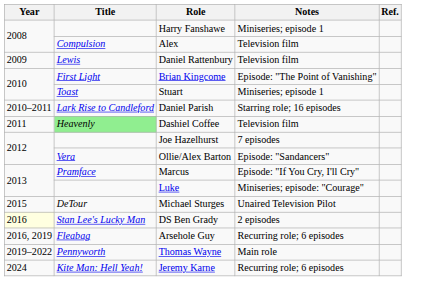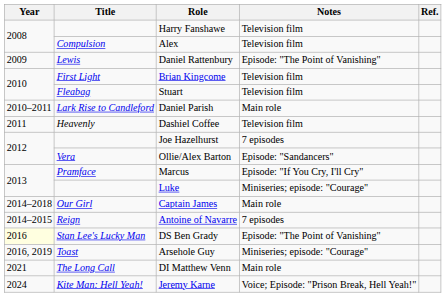(281, 28) Miniseries; episode 1 -> (272, 28) Television film
(268, 60) Television film -> (311, 60) Episode: "The Point of Vanishing"
(307, 76) Episode: "The Point of Vanishing" -> (272, 76) Television film
(67, 92) Toast -> (73, 92) Fleabag
(281, 92) Miniseries; episode 1 -> (272, 92) Television film
(289, 108) Starring role; 16 episodes -> (261, 108) Main role
(76, 124) lightgreen background -> (76, 124) no background
+ row: (188, 204)
+ row: (198, 220)
- row: (191, 204)
(259, 220) 2 episodes -> (311, 236) Episode: "The Point of Vanishing"
(73, 236) Fleabag -> (67, 252) Toast
(291, 236) Recurring role; 6 episodes -> (305, 252) Miniseries; episode: "Courage"
- row: (190, 252)
+ row: (195, 268)
(291, 268) Recurring role; 6 episodes -> (329, 284) Voice; Episode: "Prison Break, Hell Yeah!"
